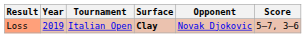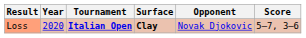(53, 26) 2019 -> (53, 26) 2020
(100, 26) normal -> (100, 26) bold
